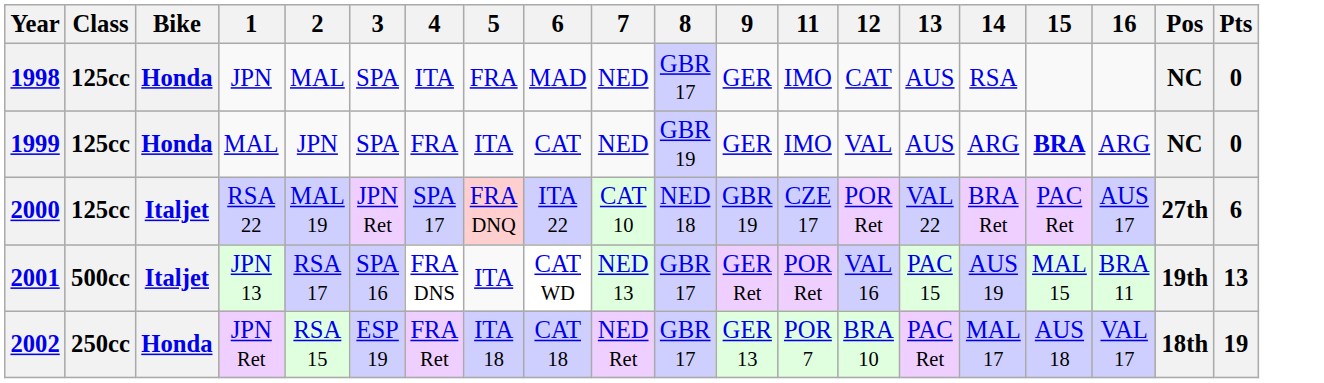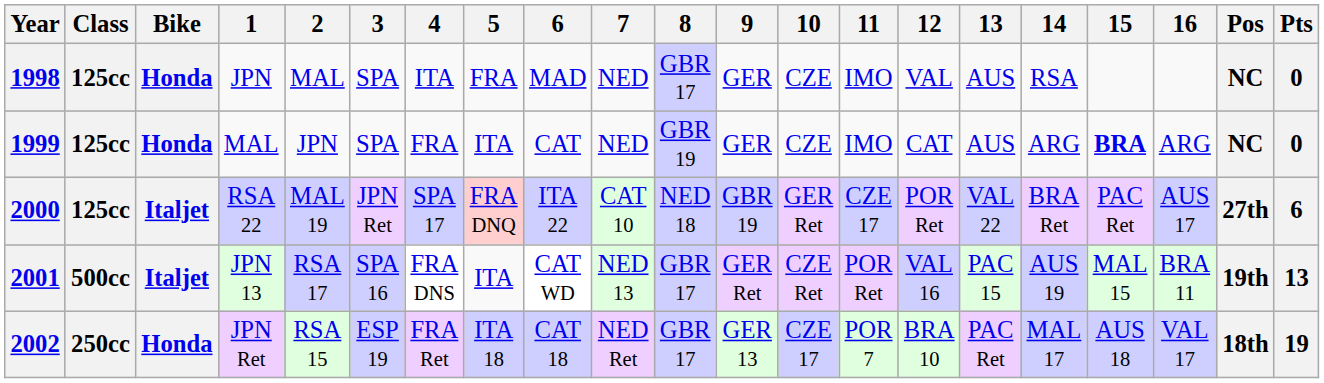+ column: (809, 24)
(869, 76) CAT -> (929, 76) VAL
(869, 143) VAL -> (929, 143) CAT
